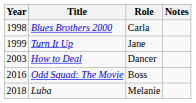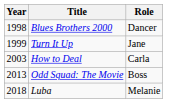- column: (177, 12)
(139, 28) Carla -> (142, 28) Dancer
(142, 59) Dancer -> (139, 59) Carla
(17, 75) 2016 -> (17, 75) 2013
